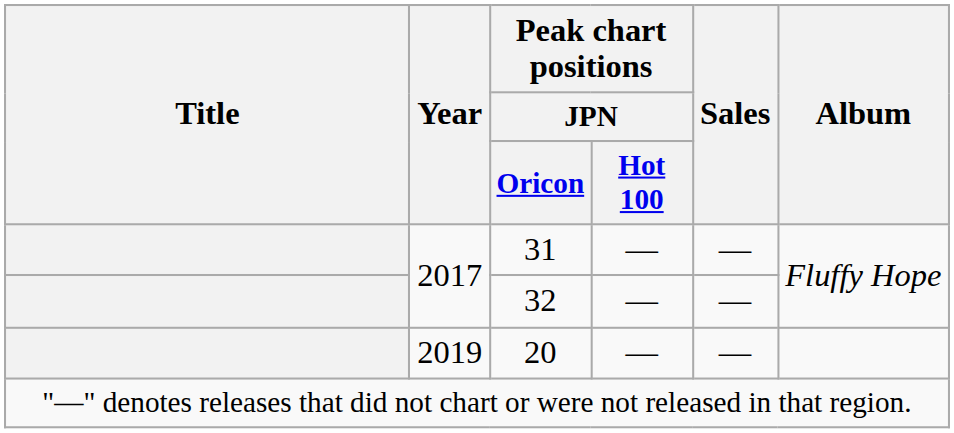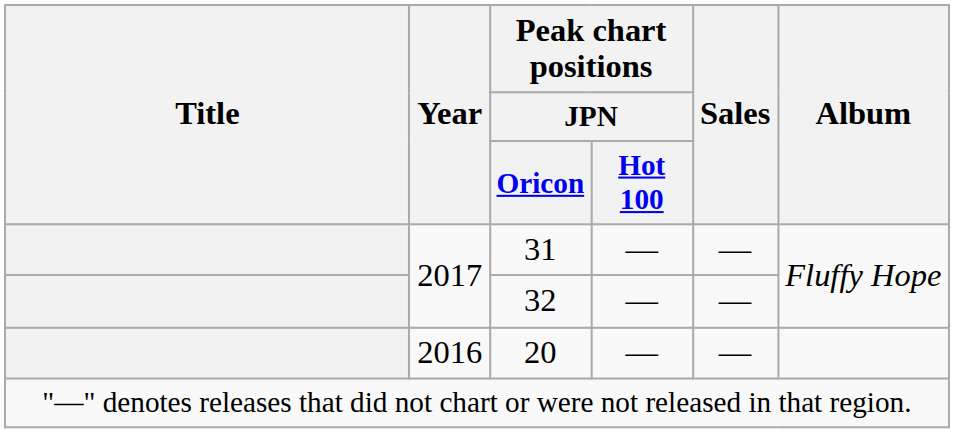(450, 352) 2019 -> (450, 352) 2016
